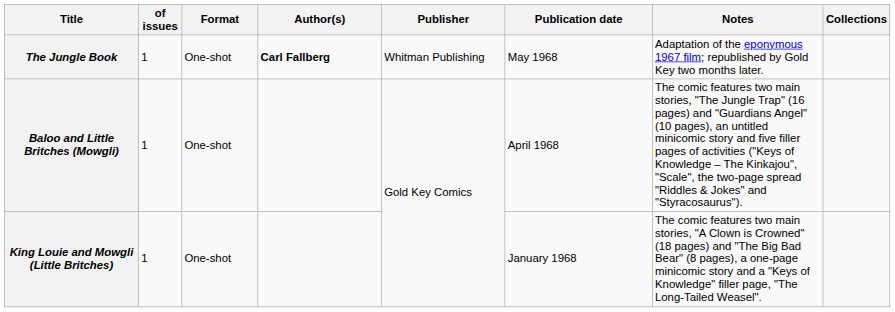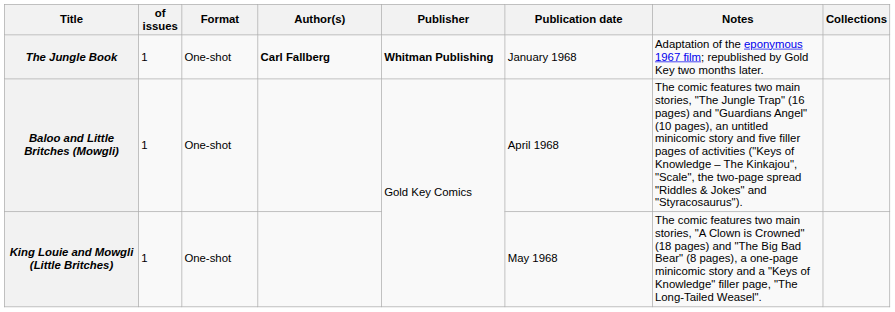(434, 57) normal -> (439, 57) bold
(533, 57) May 1968 -> (542, 57) January 1968
(542, 259) January 1968 -> (533, 259) May 1968
